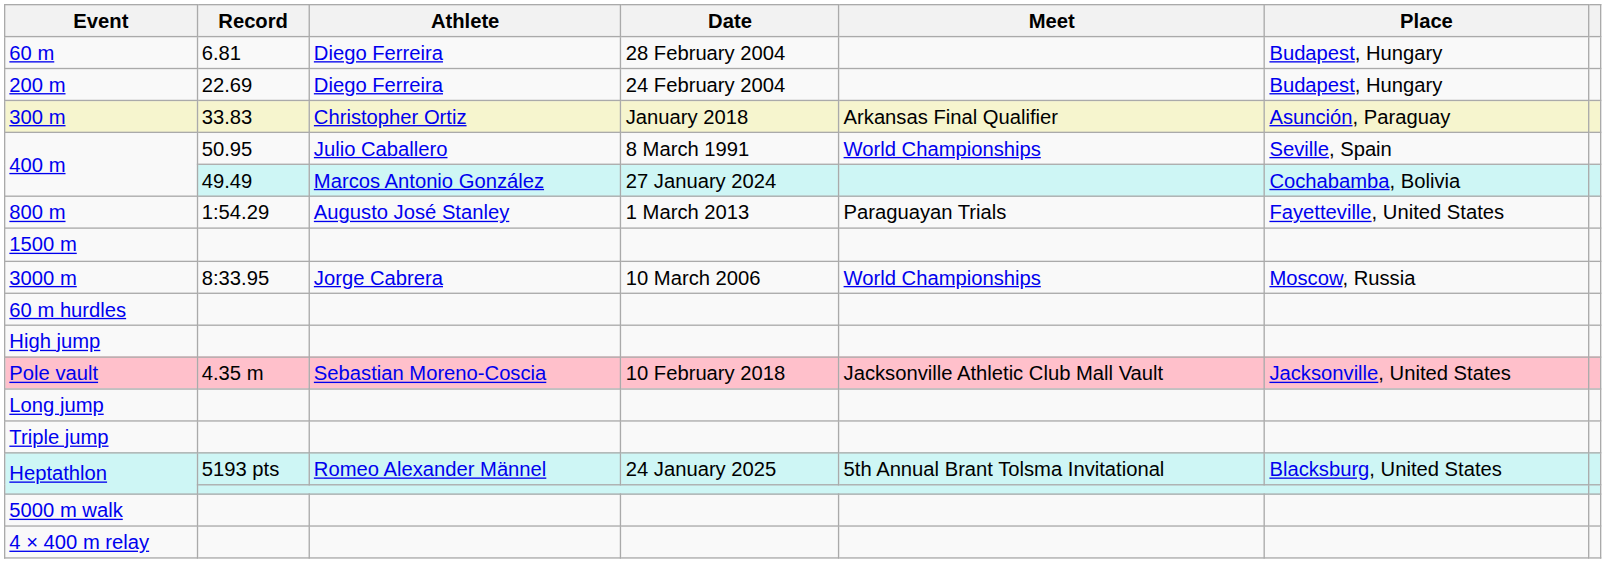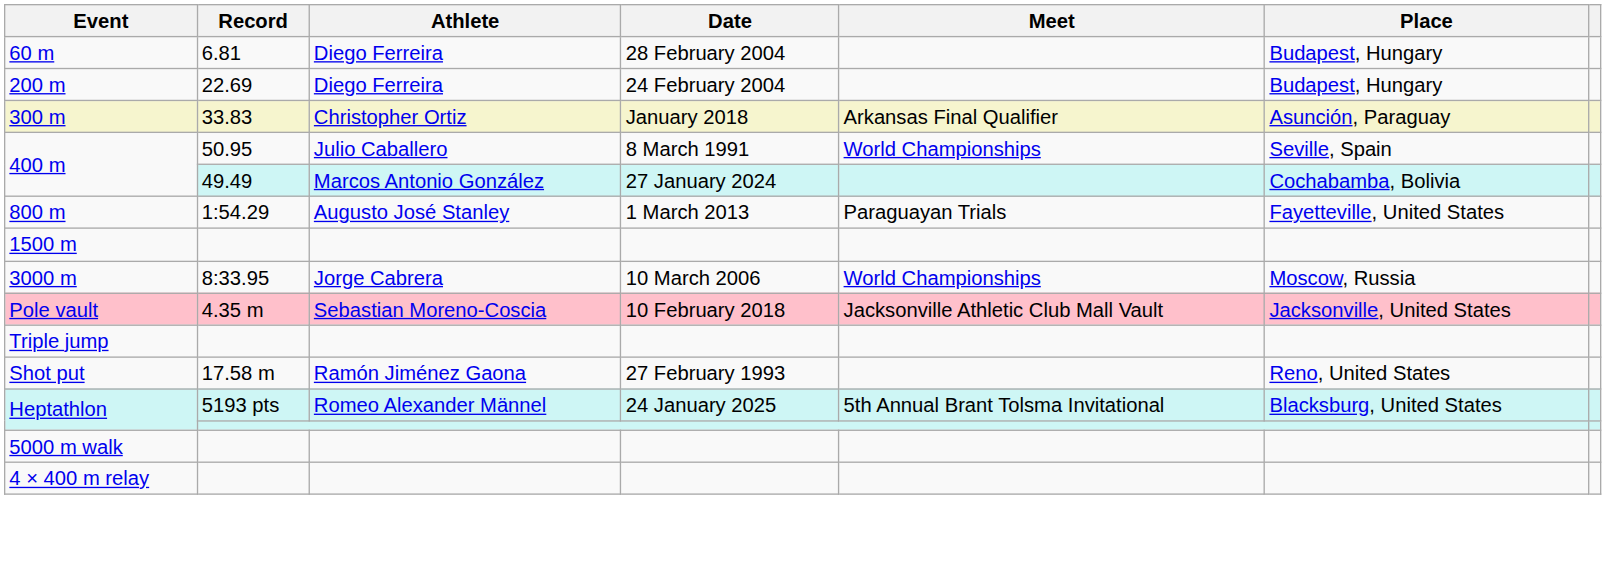- row: (68, 309)
- row: (55, 341)
- row: (57, 405)
+ row: (47, 373)
